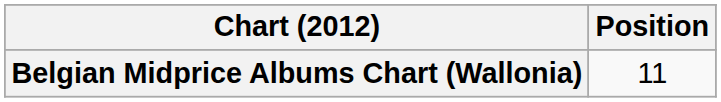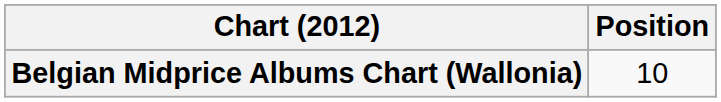(652, 73) 11 -> (652, 73) 10
